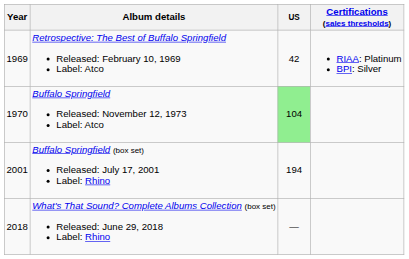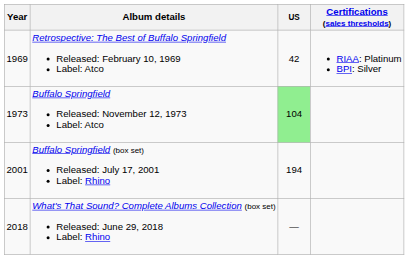(17, 114) 1970 -> (17, 114) 1973
